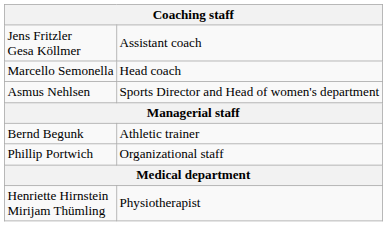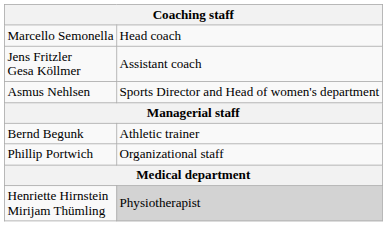rows swapped: (60, 71) <-> (44, 43)
(160, 203) no background -> (160, 203) lightgrey background
